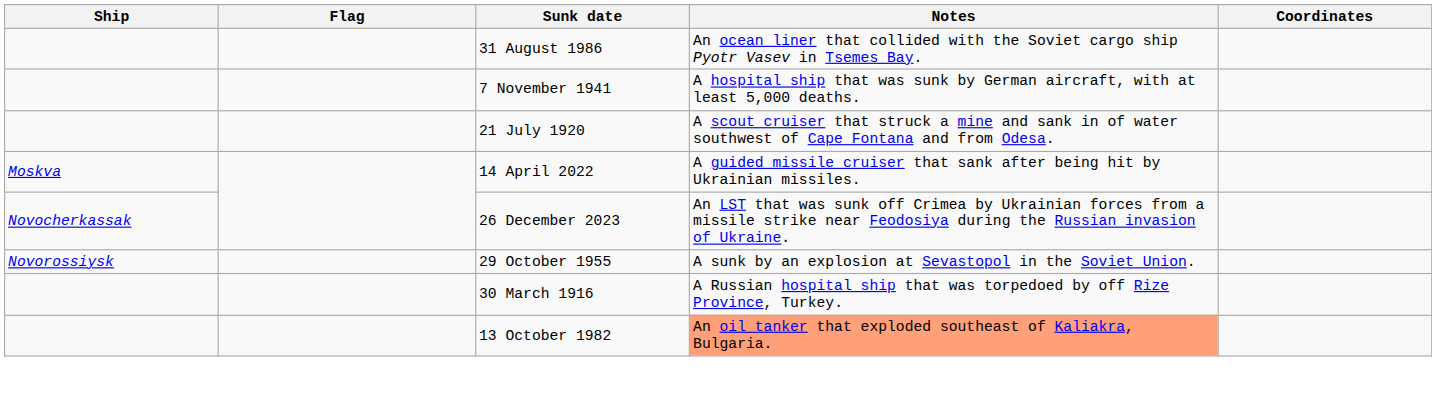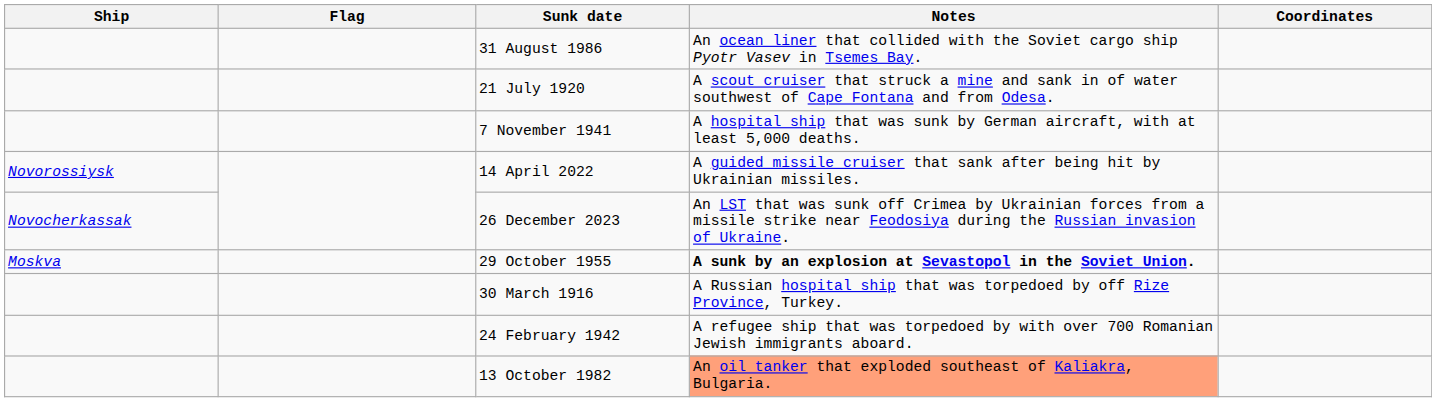rows swapped: (545, 90) <-> (532, 131)
(35, 172) Moskva -> (61, 172) Novorossiysk
(61, 262) Novorossiysk -> (35, 262) Moskva
(944, 262) normal -> (944, 262) bold
+ row: (550, 335)
